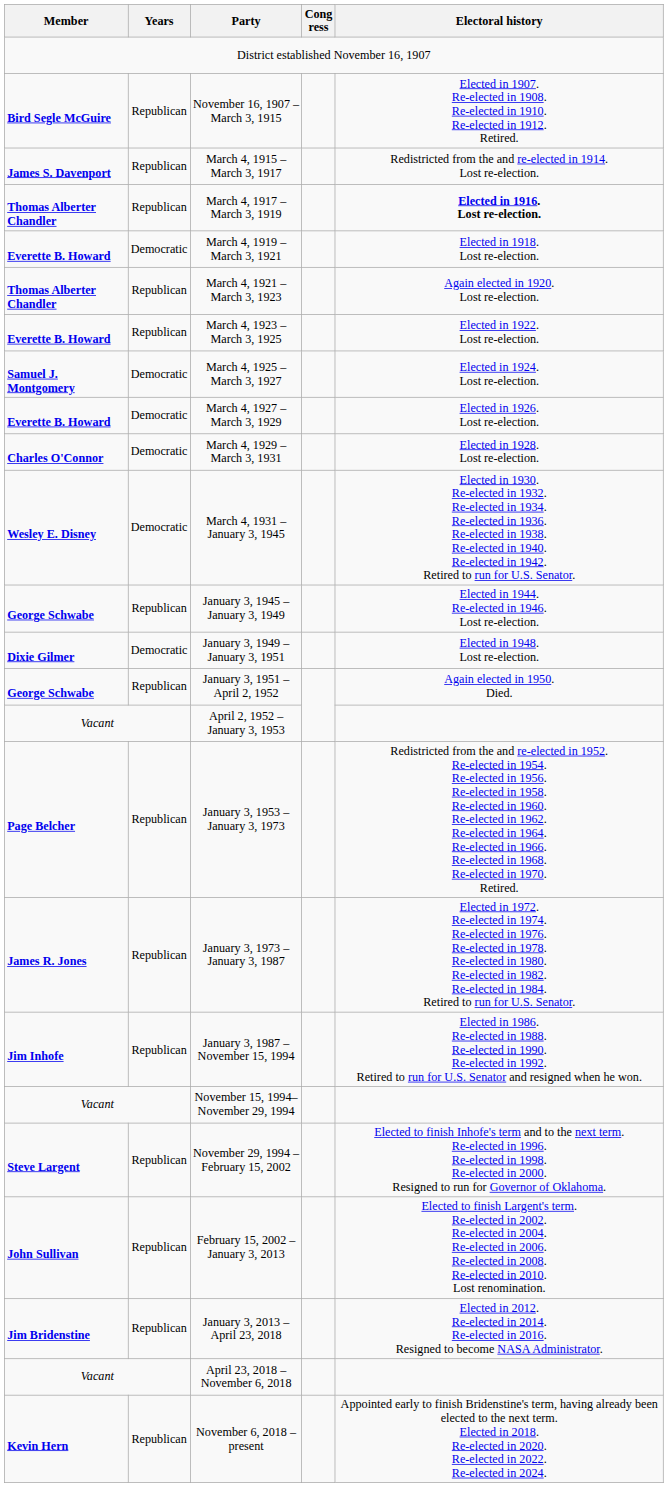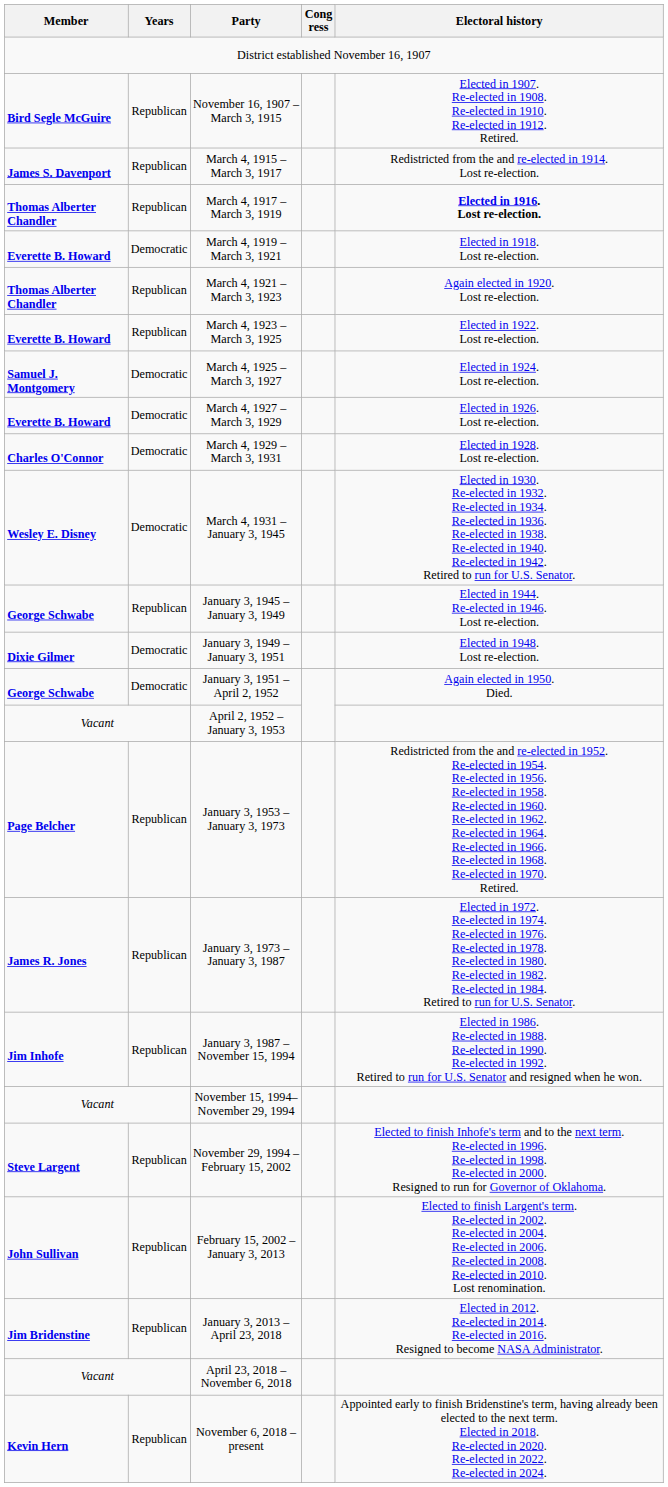(159, 686) Republican -> (159, 686) Democratic
